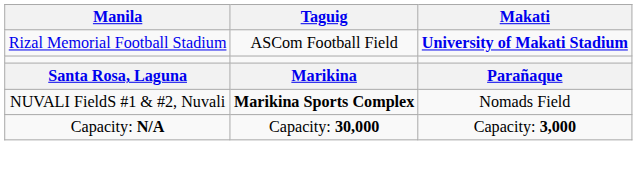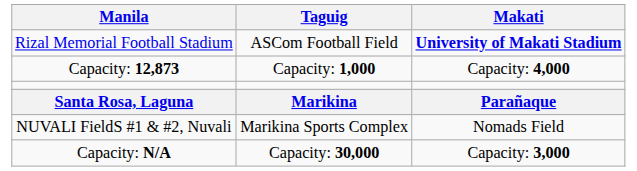+ row: (124, 68)
(324, 101) bold -> (324, 127) normal
